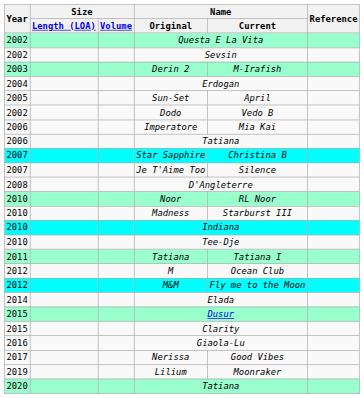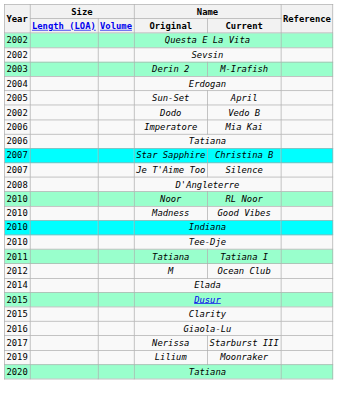(257, 213) Starburst III -> (244, 213) Good Vibes
- row: (17, 285)
(257, 357) Good Vibes -> (244, 343) Starburst III
